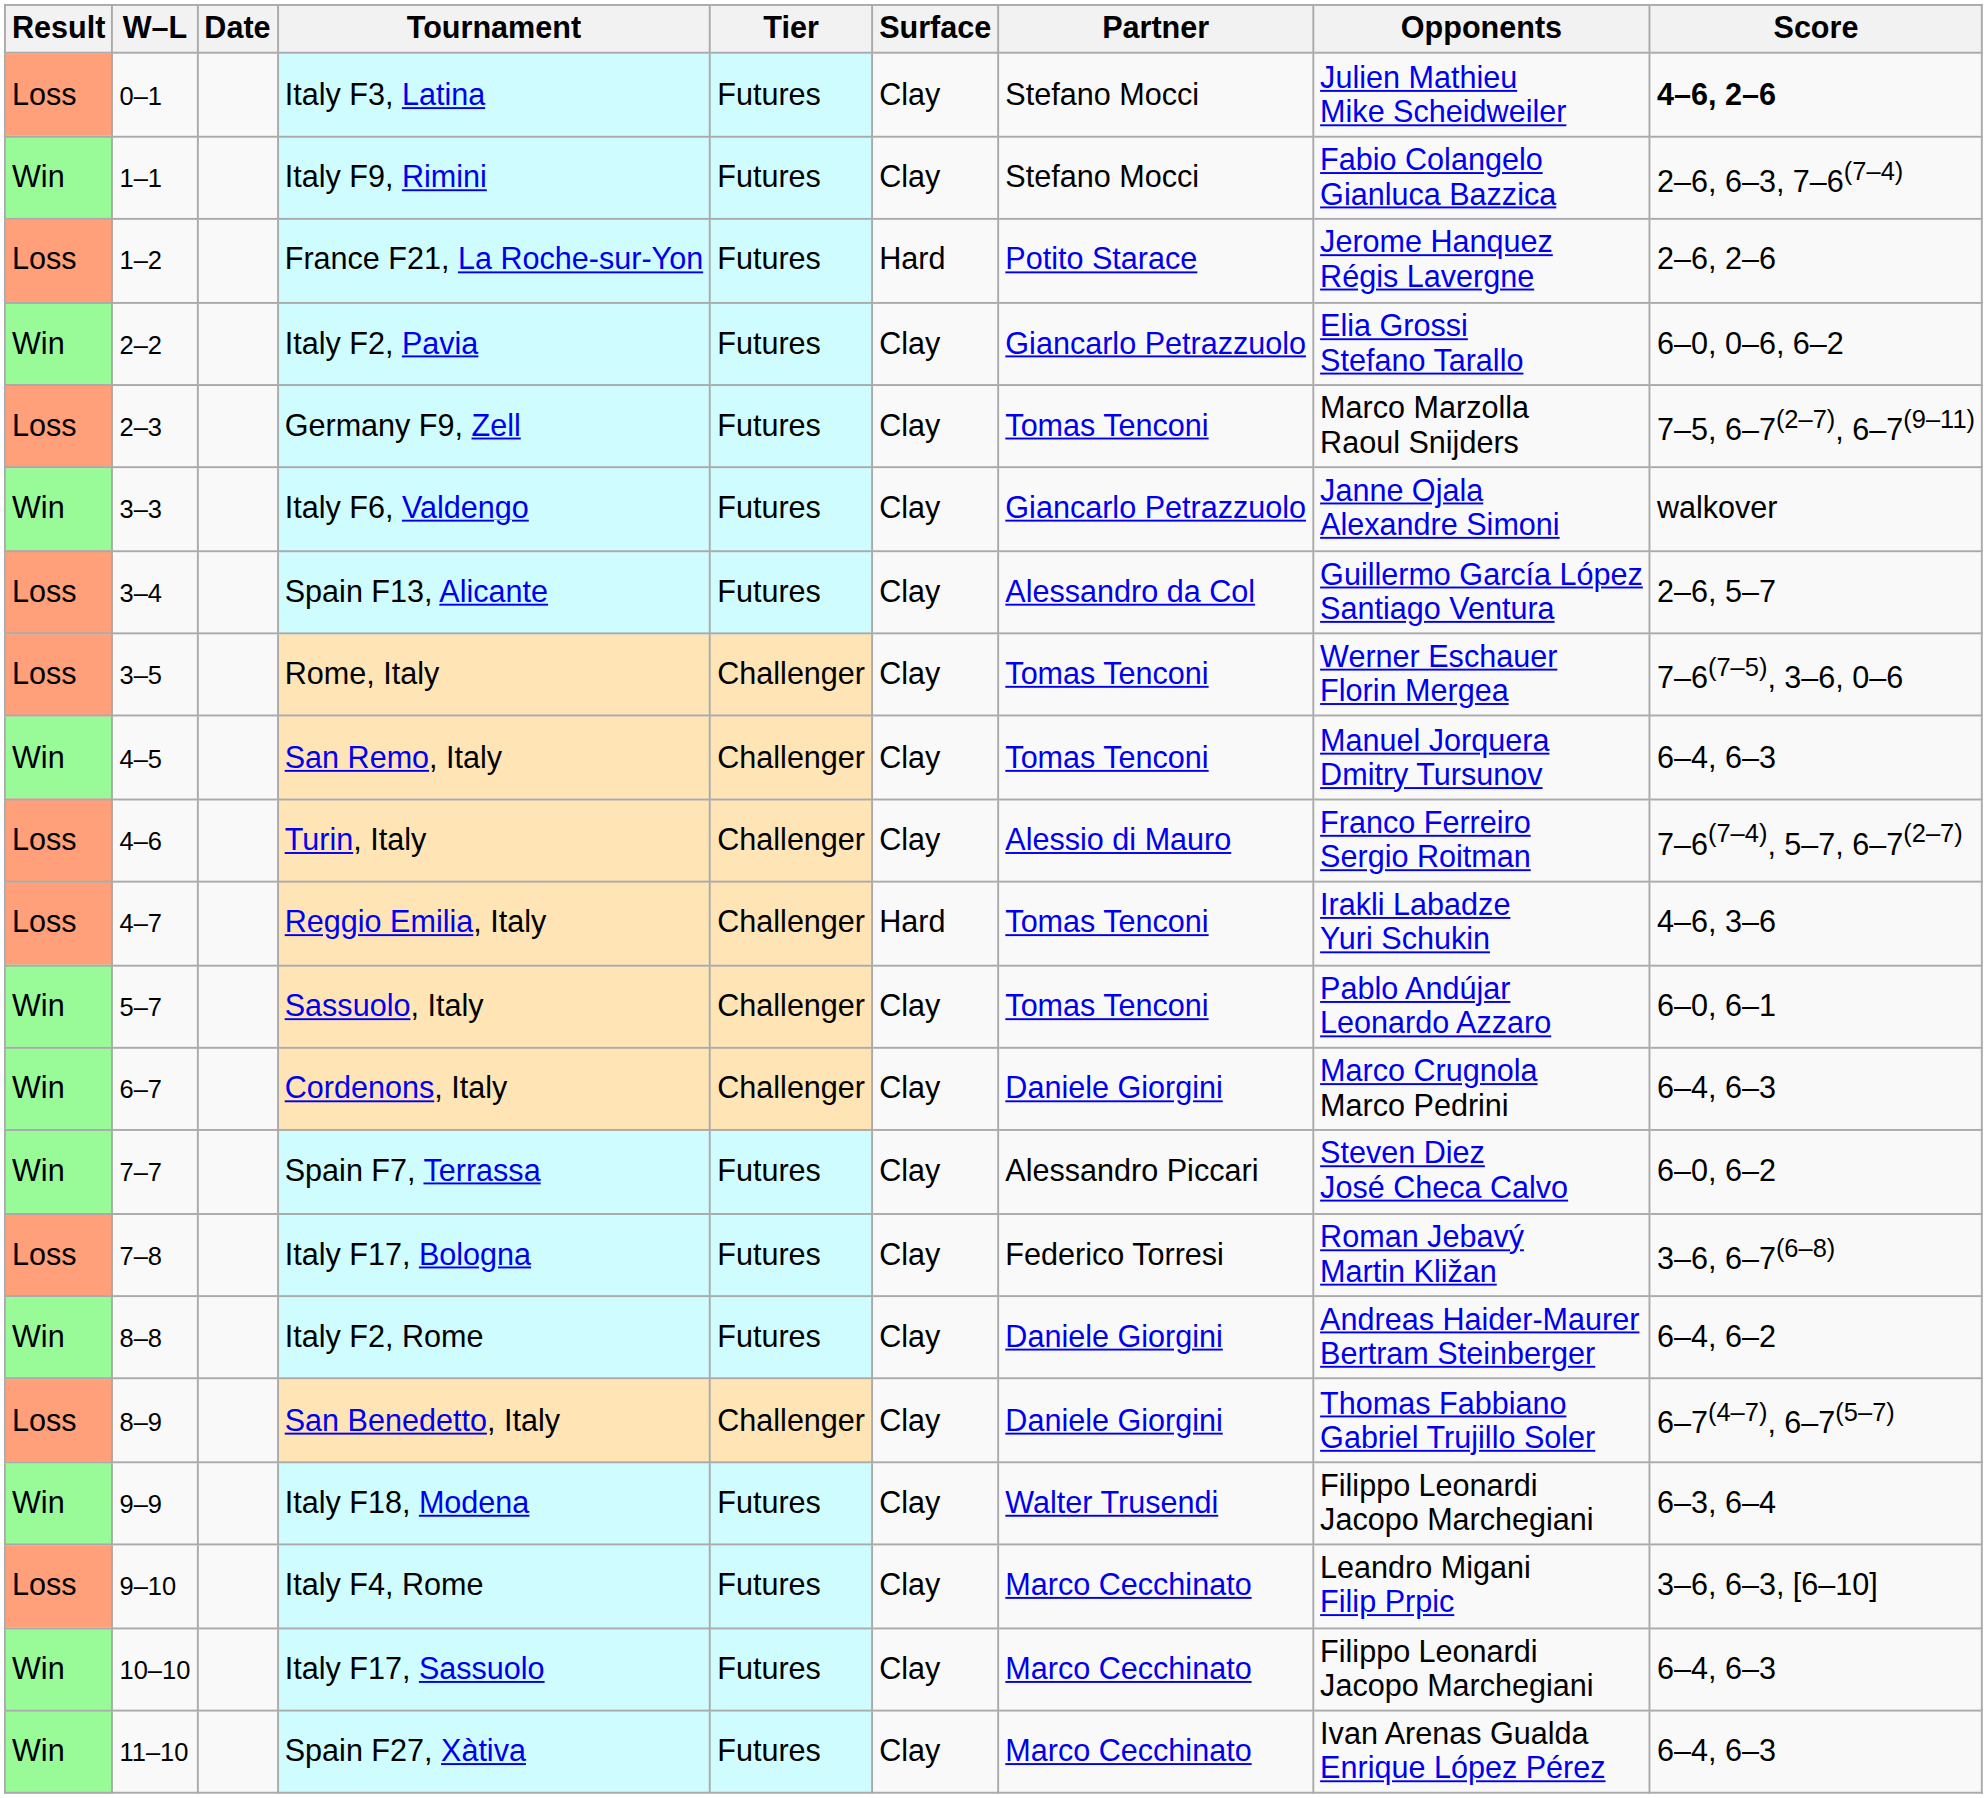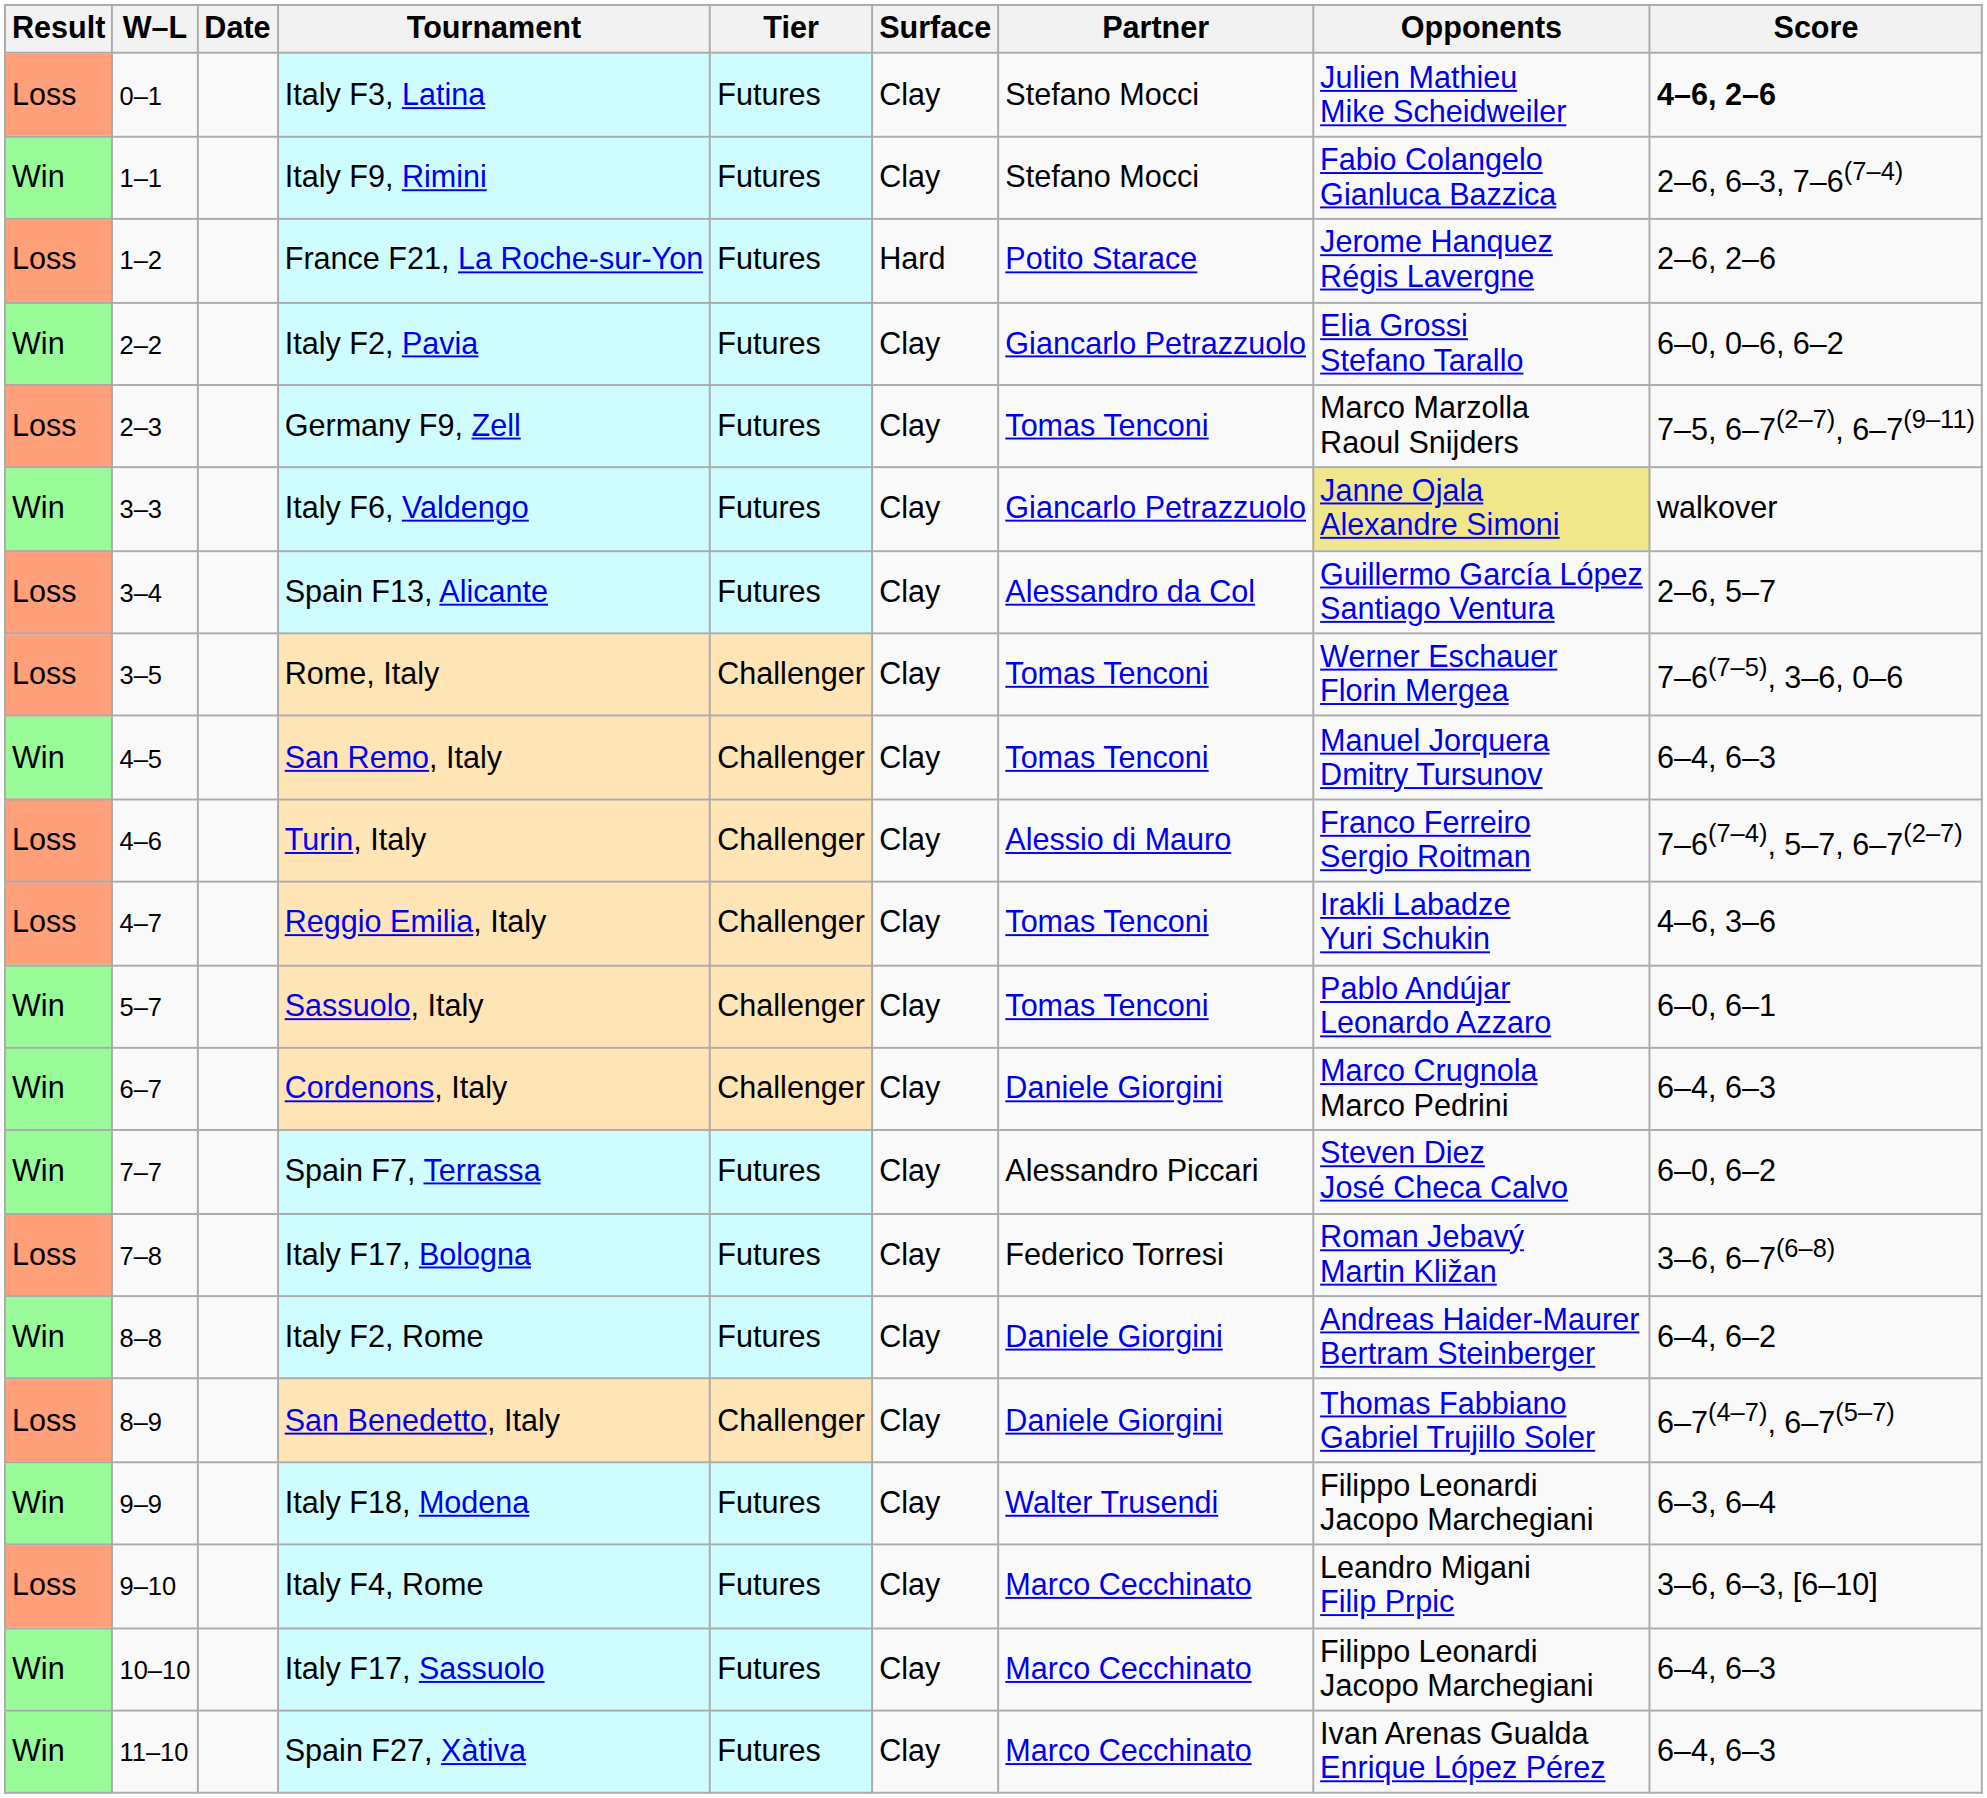(1440, 508) no background -> (1440, 508) khaki background
(912, 922) Hard -> (910, 922) Clay
